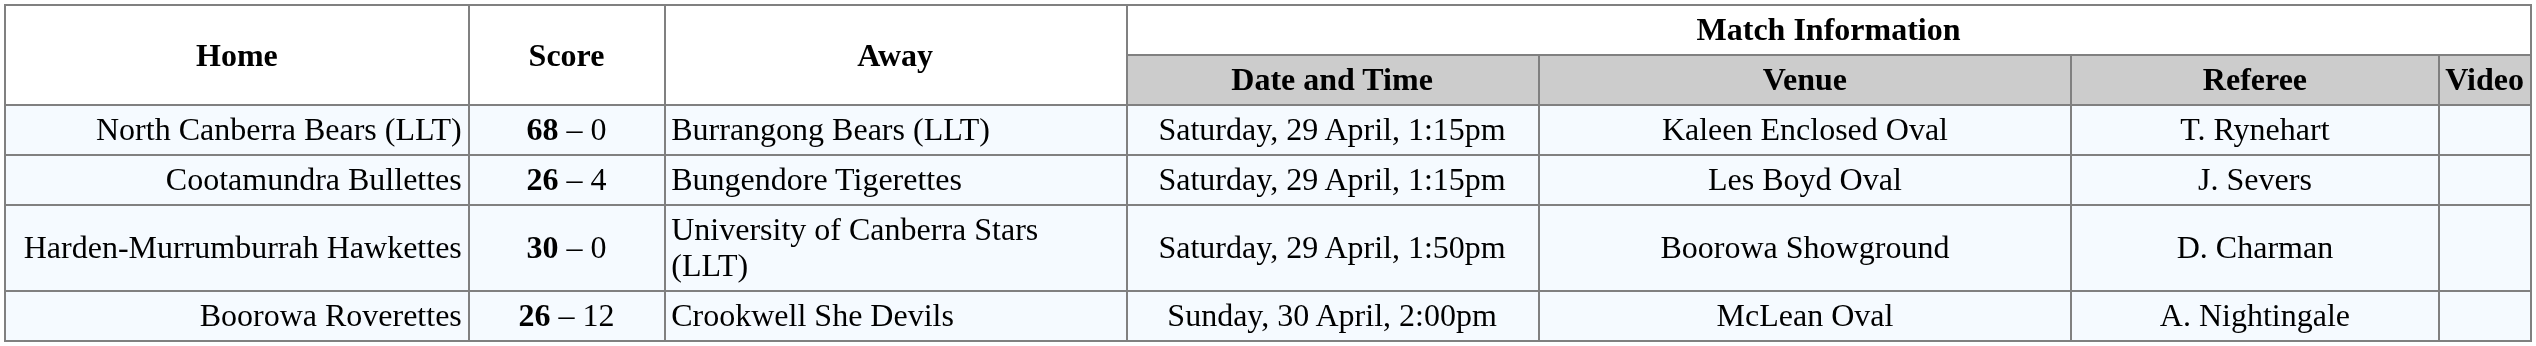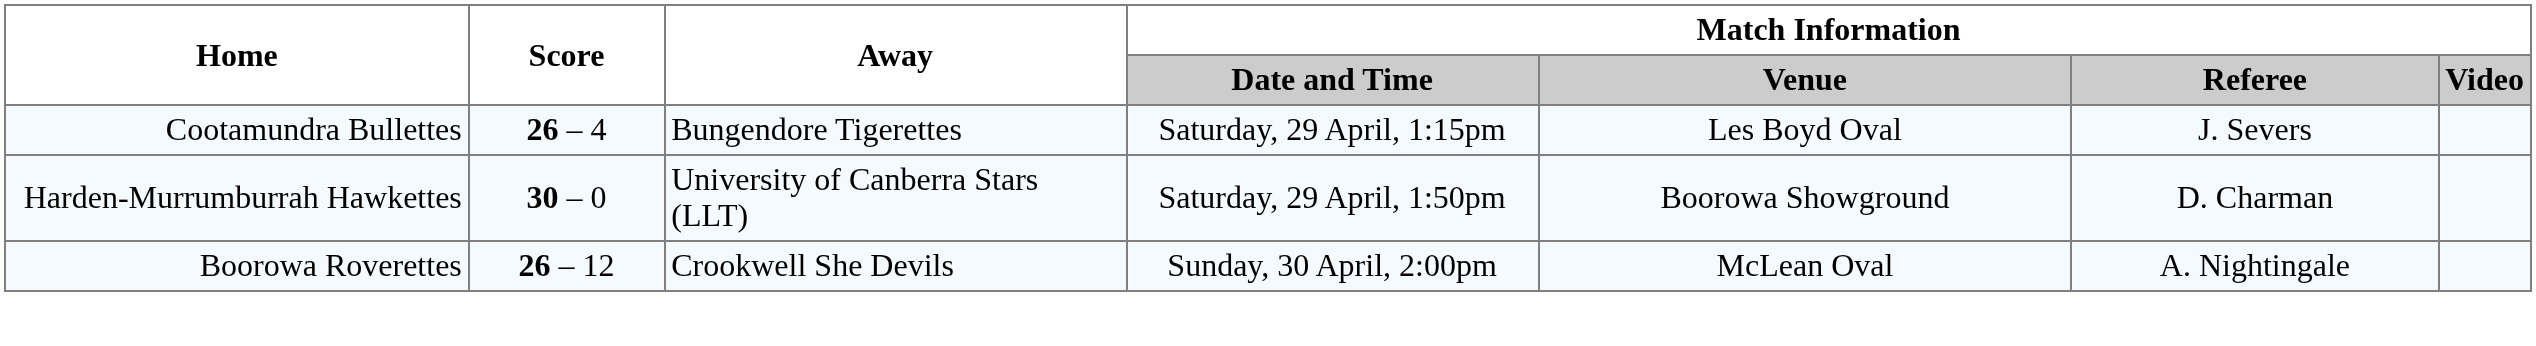- row: (279, 129)
